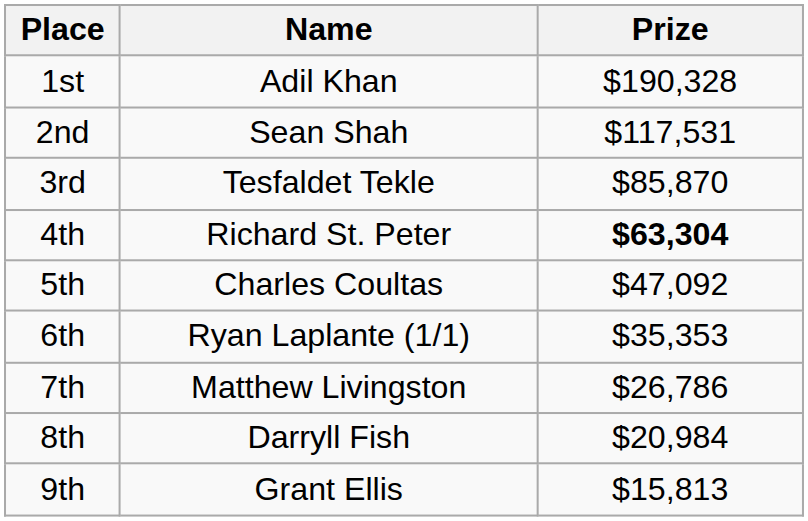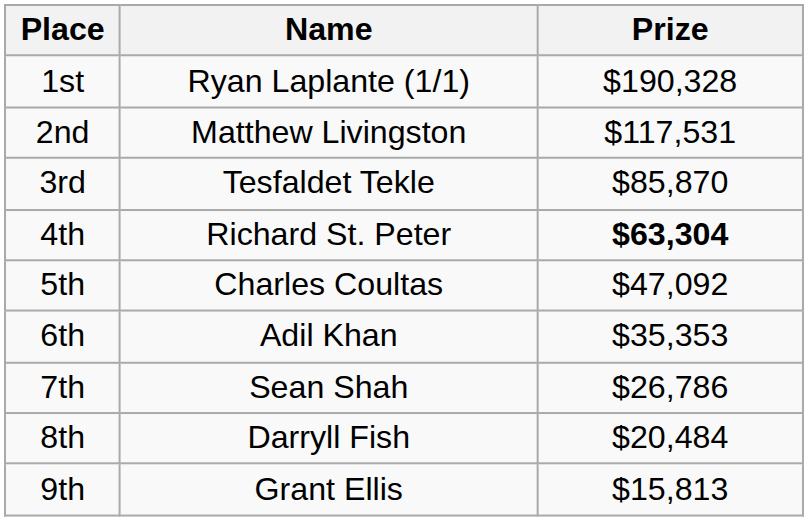(329, 81) Adil Khan -> (329, 81) Ryan Laplante (1/1)
(329, 132) Sean Shah -> (329, 132) Matthew Livingston
(329, 336) Ryan Laplante (1/1) -> (329, 336) Adil Khan
(329, 387) Matthew Livingston -> (329, 387) Sean Shah
(670, 438) $20,984 -> (670, 438) $20,484
